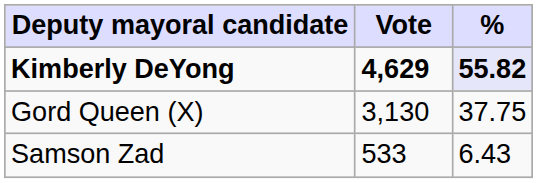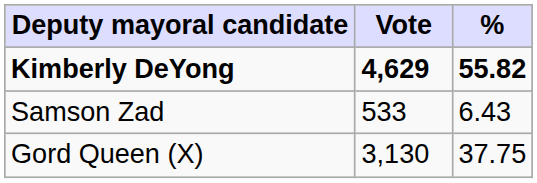(492, 68) lavender background -> (492, 68) no background
rows swapped: (107, 111) <-> (88, 154)
